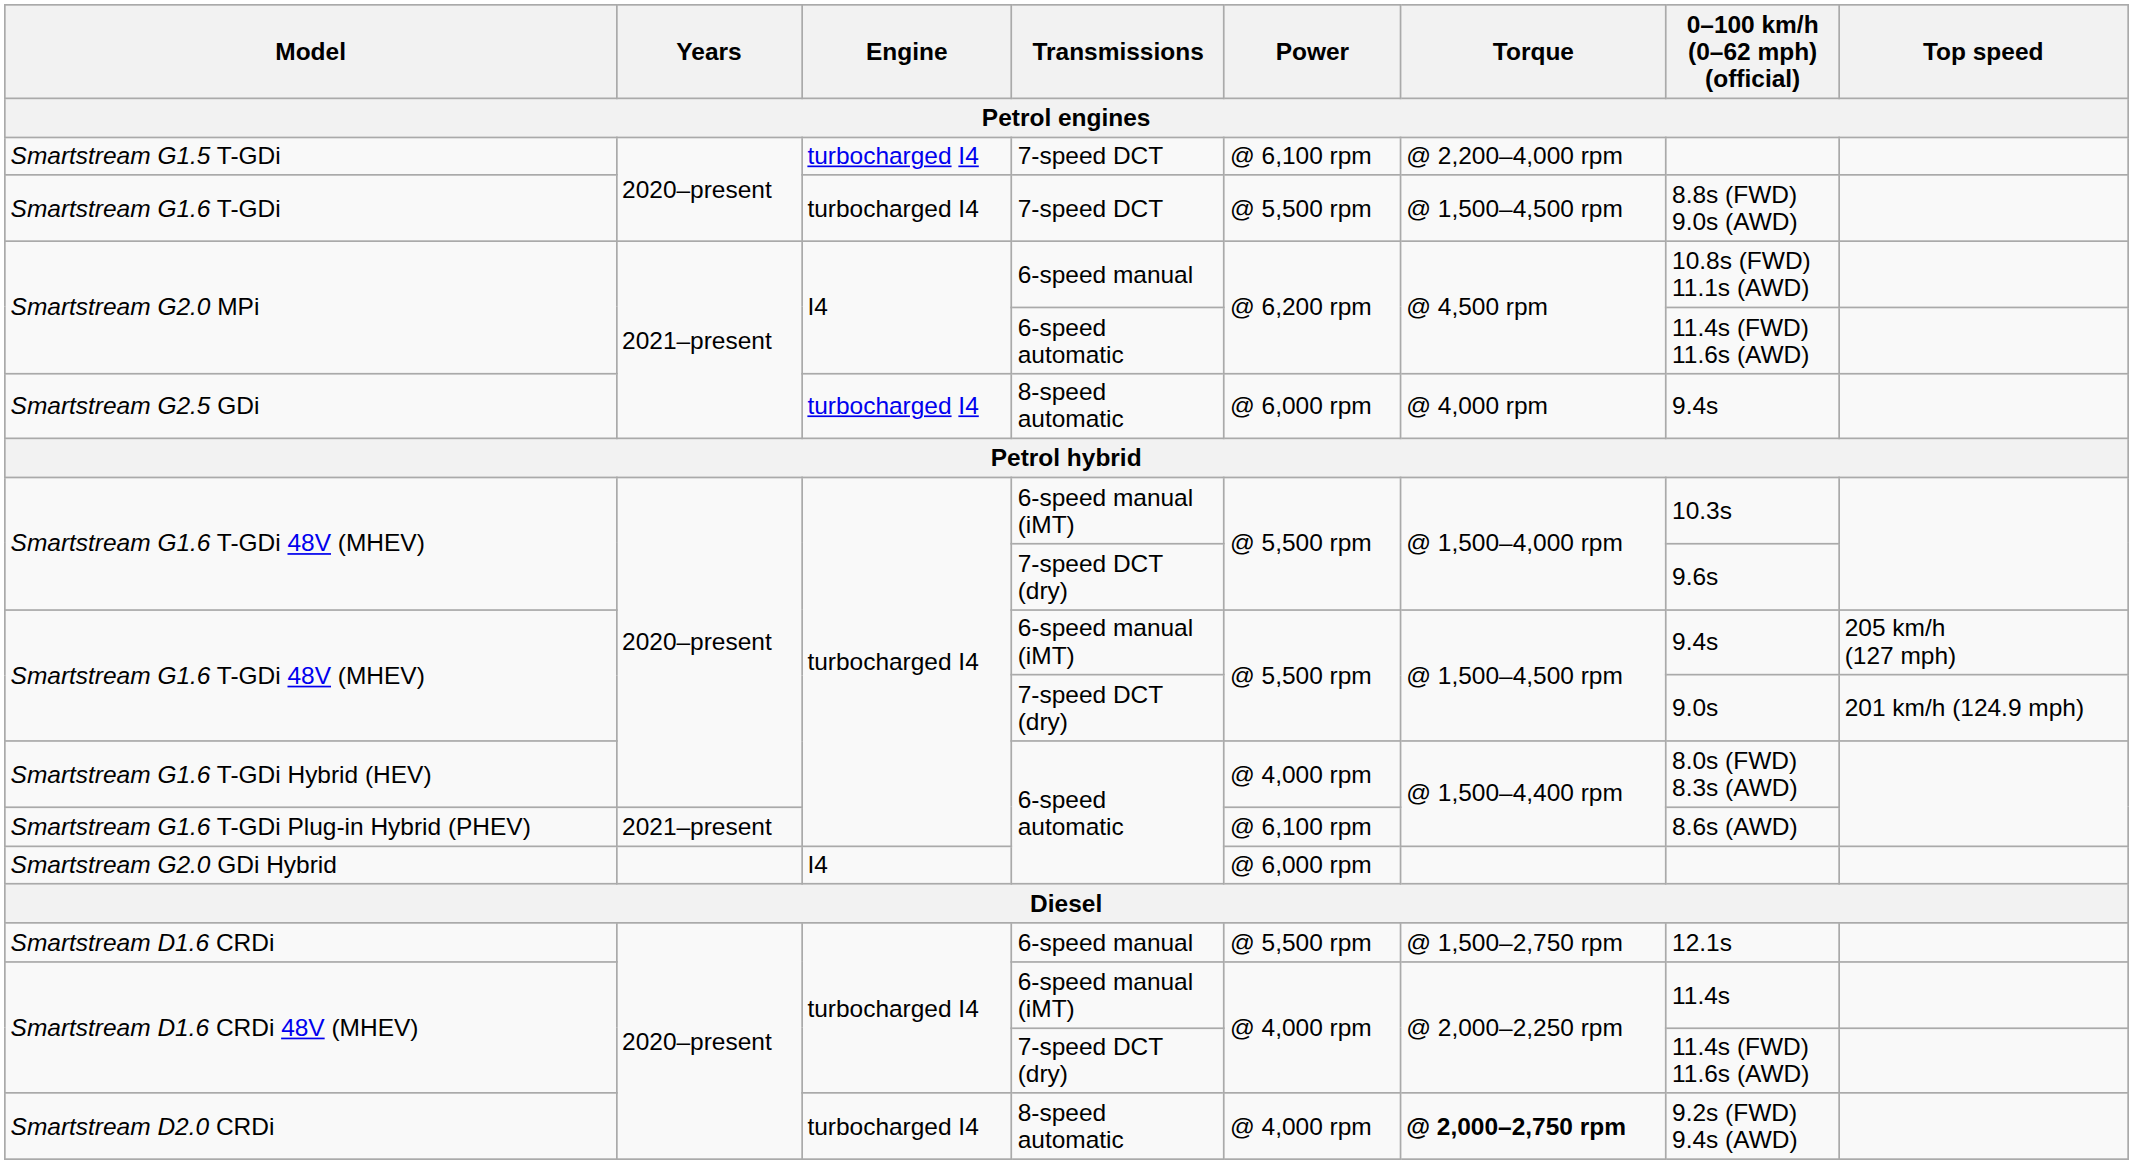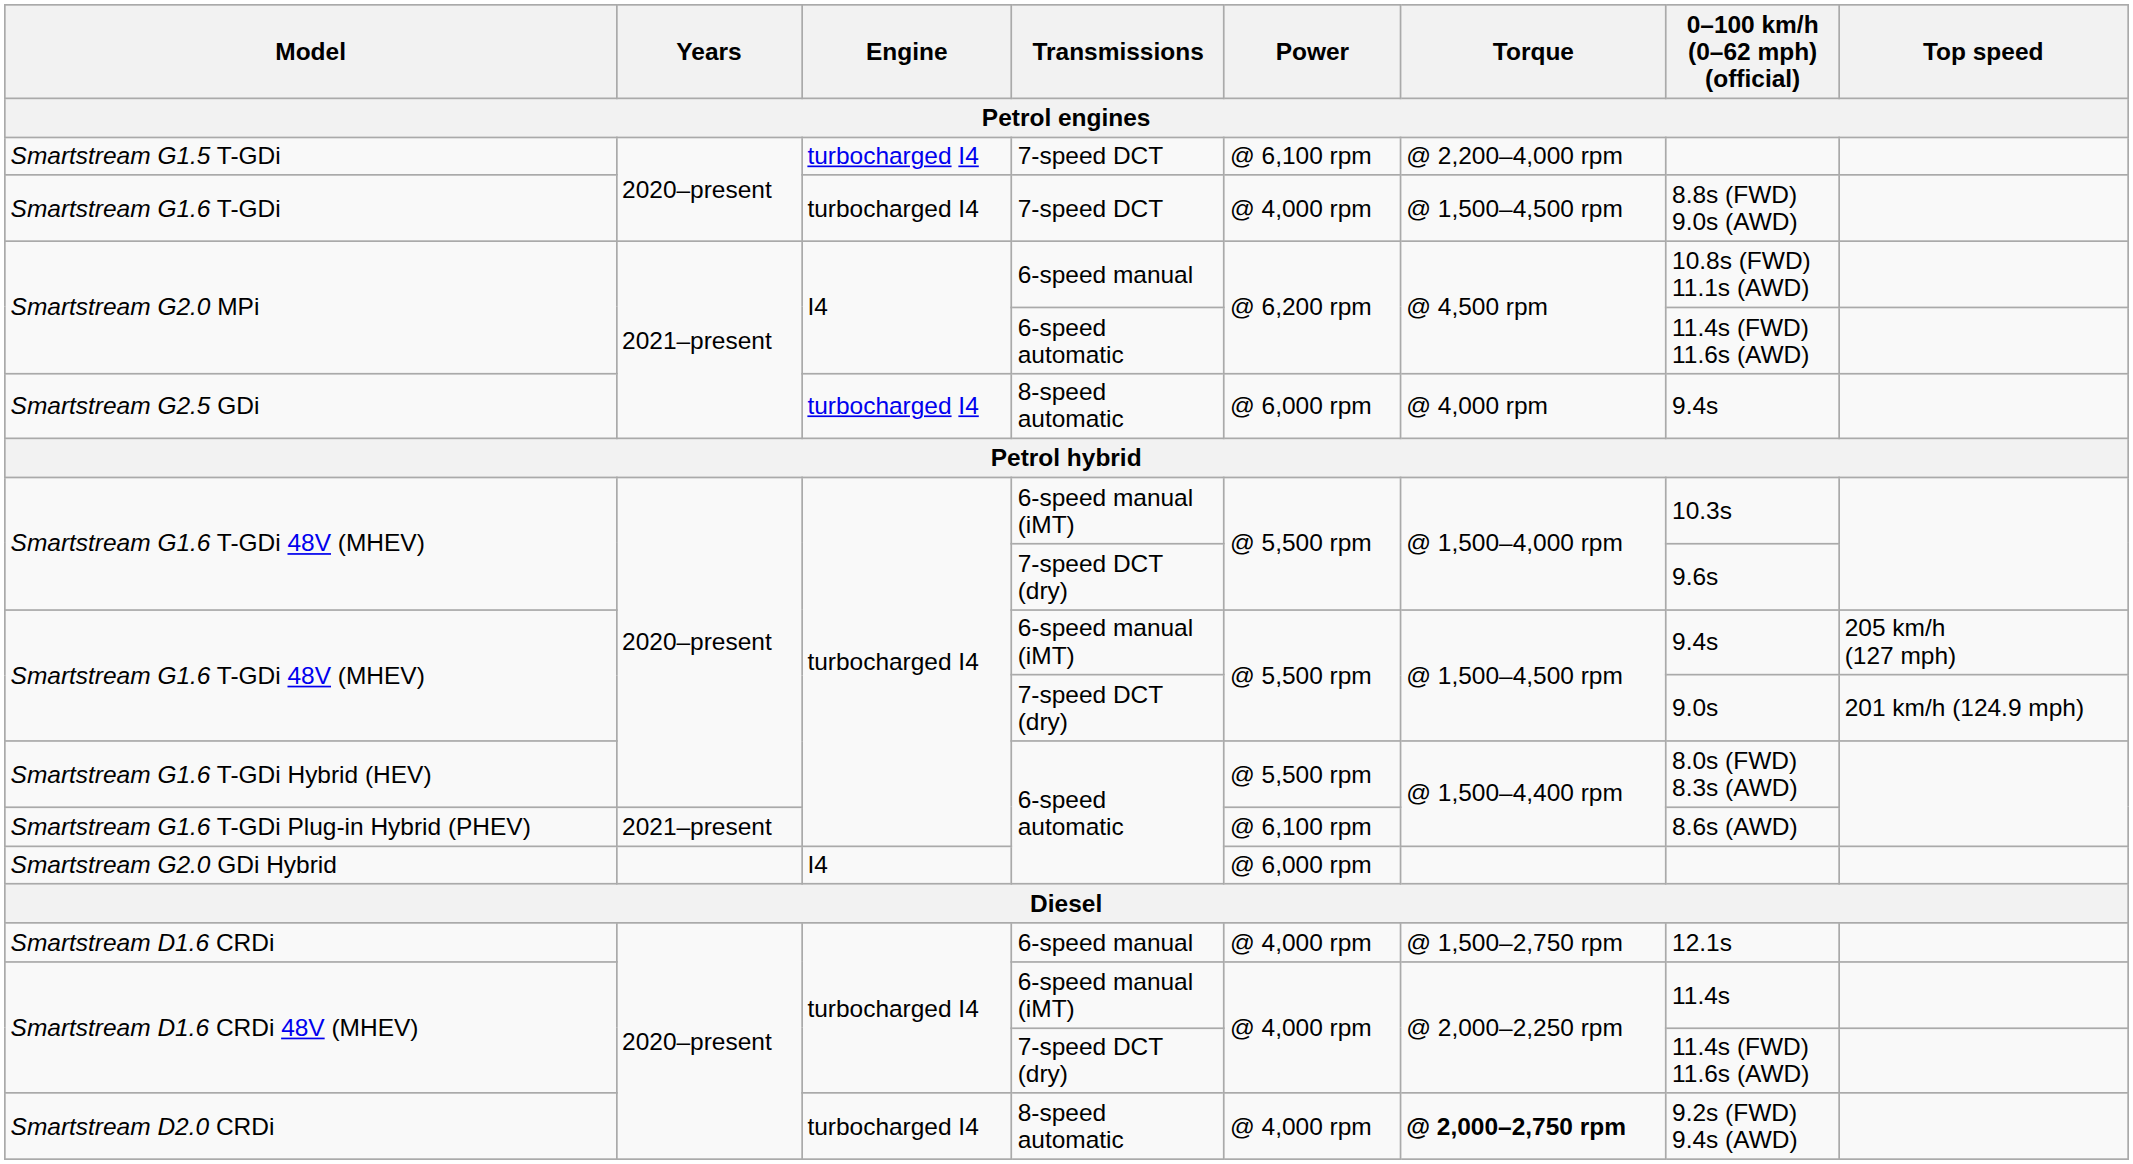(1301, 209) @ 5,500 rpm -> (1301, 209) @ 4,000 rpm
(1301, 774) @ 4,000 rpm -> (1301, 774) @ 5,500 rpm
(1301, 943) @ 5,500 rpm -> (1301, 943) @ 4,000 rpm
